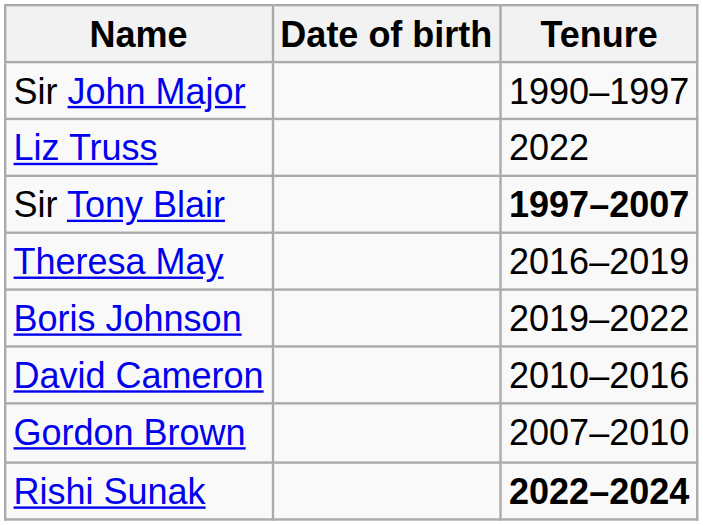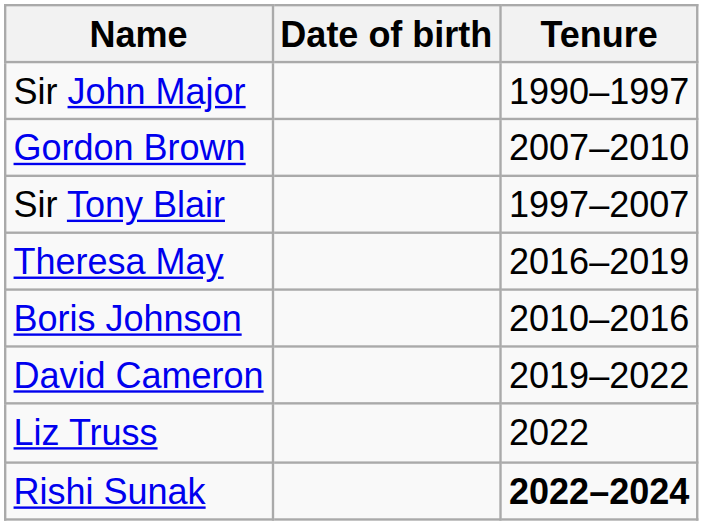rows swapped: (130, 433) <-> (86, 148)
(599, 205) bold -> (599, 205) normal
(599, 319) 2019–2022 -> (599, 319) 2010–2016
(599, 376) 2010–2016 -> (599, 376) 2019–2022
